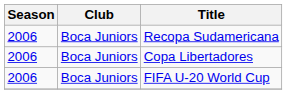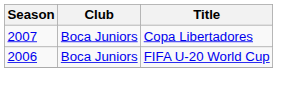- row: (211, 36)
(22, 57) 2006 -> (22, 36) 2007
